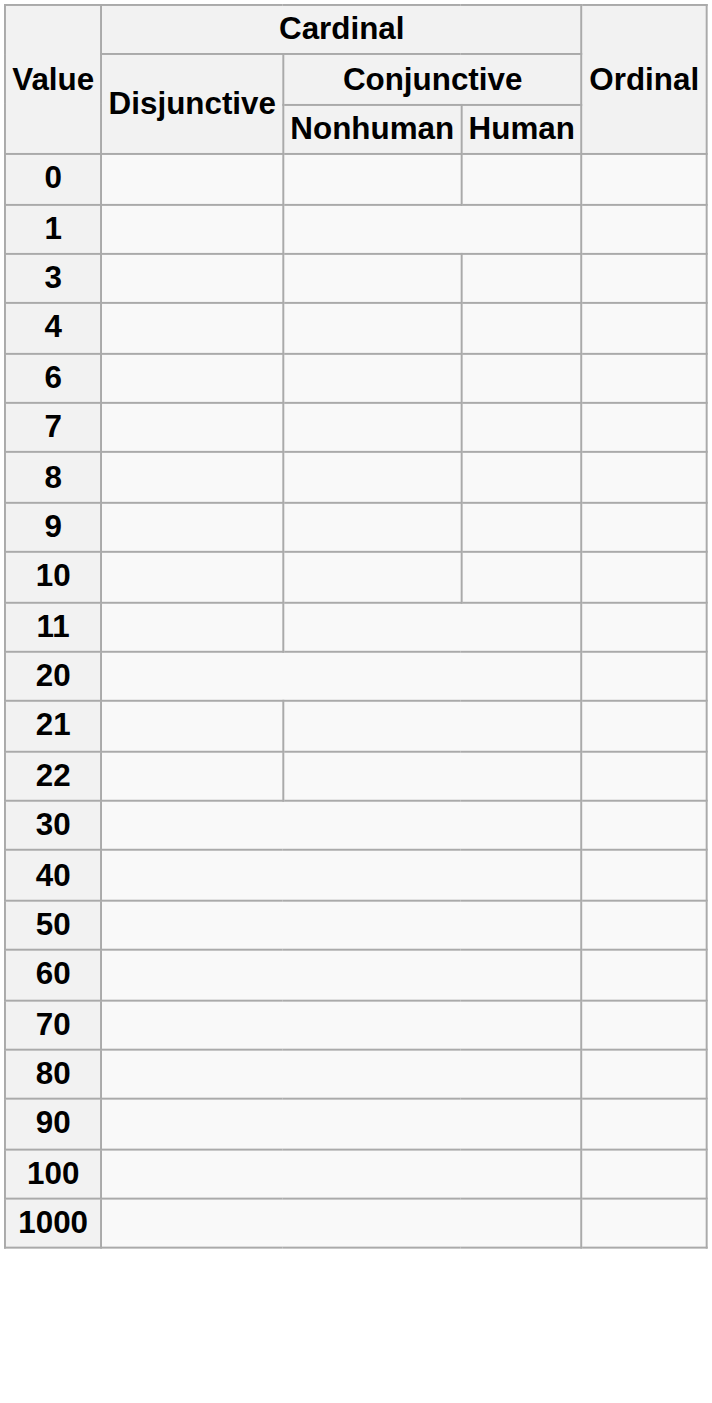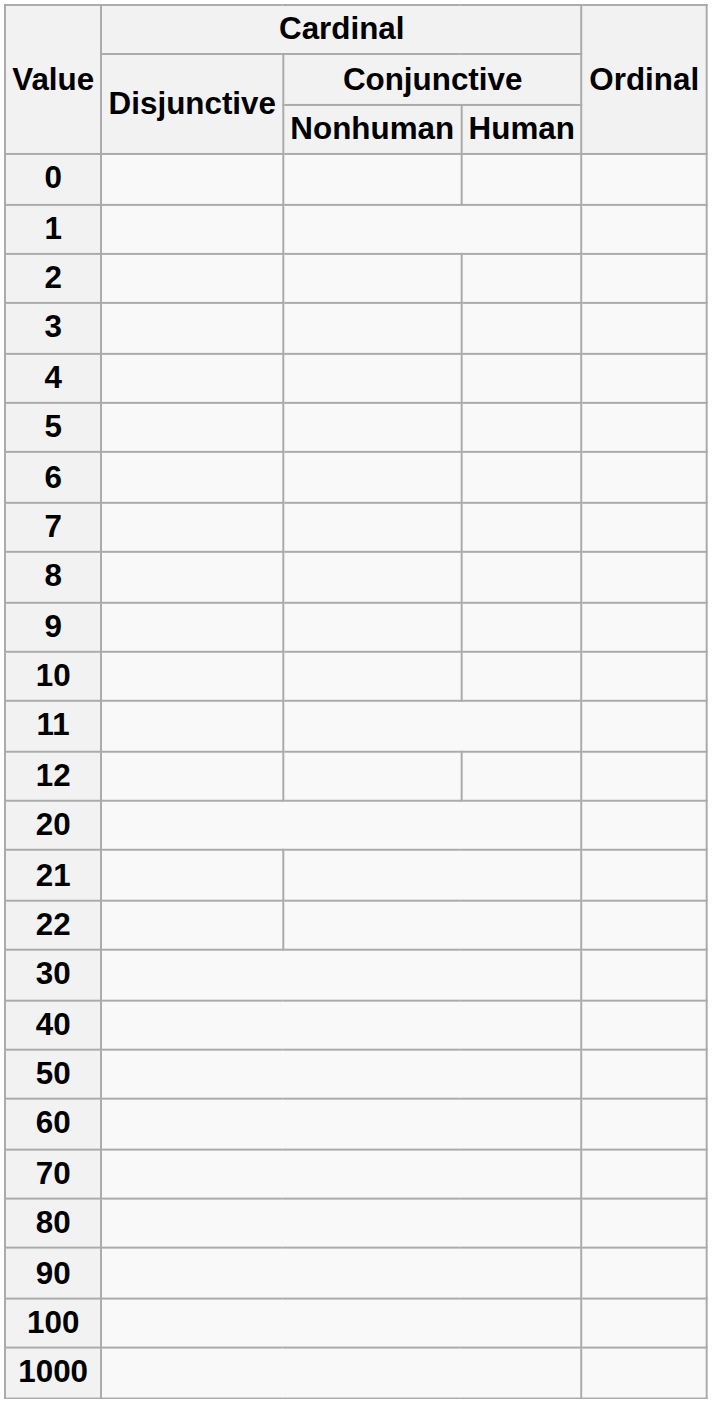+ row: (53, 278)
+ row: (53, 427)
+ row: (53, 775)
